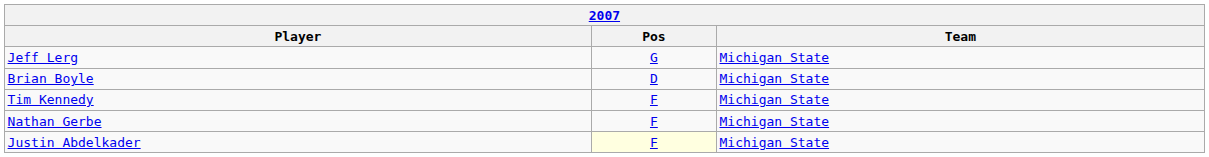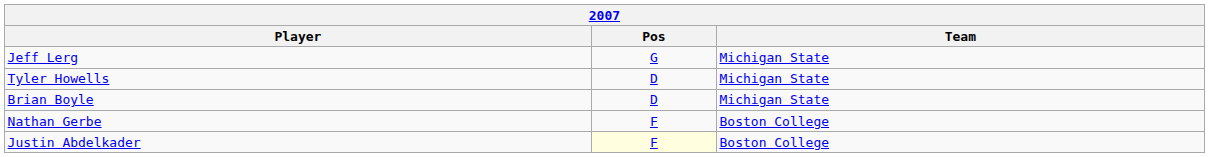+ row: (58, 79)
- row: (51, 100)
(774, 121) Michigan State -> (774, 121) Boston College
(774, 142) Michigan State -> (774, 142) Boston College
